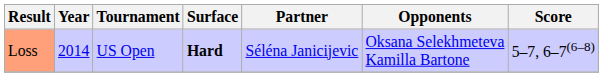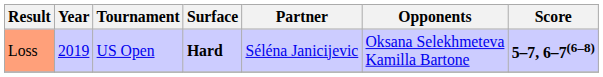(74, 50) 2014 -> (74, 50) 2019
(553, 50) normal -> (553, 50) bold
